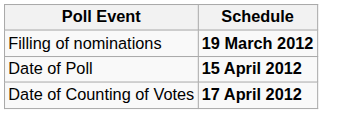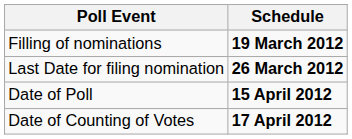+ row: (116, 69)
